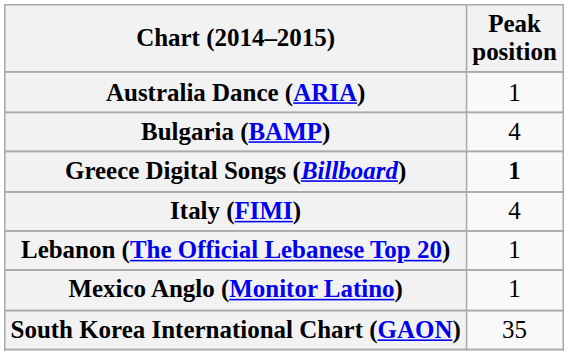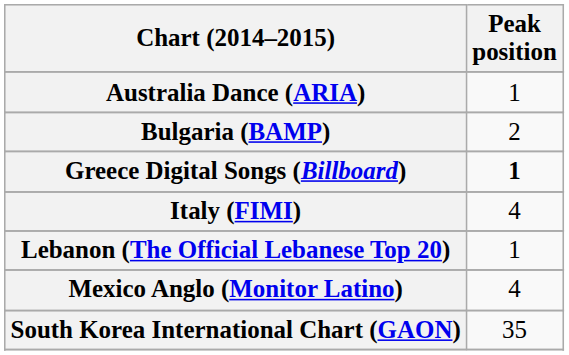(515, 131) 4 -> (515, 131) 2
(515, 289) 1 -> (515, 289) 4
